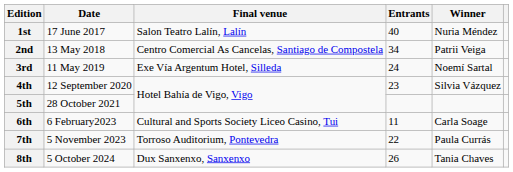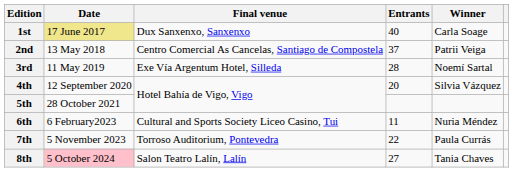(76, 31) no background -> (76, 31) khaki background
(192, 31) Salon Teatro Lalín, Lalín -> (193, 31) Dux Sanxenxo, Sanxenxo
(466, 31) Nuria Méndez -> (461, 31) Carla Soage
(394, 49) 34 -> (394, 49) 37
(394, 67) 24 -> (394, 67) 28
(394, 85) 23 -> (394, 85) 20
(461, 121) Carla Soage -> (466, 121) Nuria Méndez
(81, 158) no background -> (81, 158) pink background
(193, 158) Dux Sanxenxo, Sanxenxo -> (192, 158) Salon Teatro Lalín, Lalín
(394, 158) 26 -> (394, 158) 27
